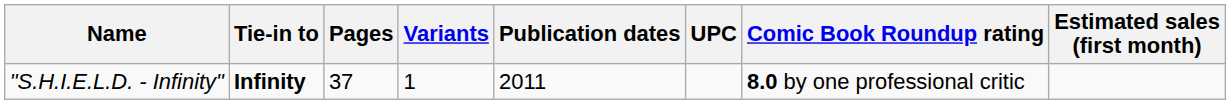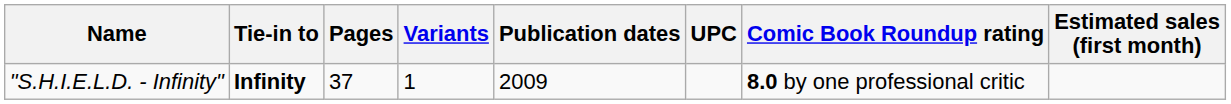(523, 81) 2011 -> (523, 81) 2009
